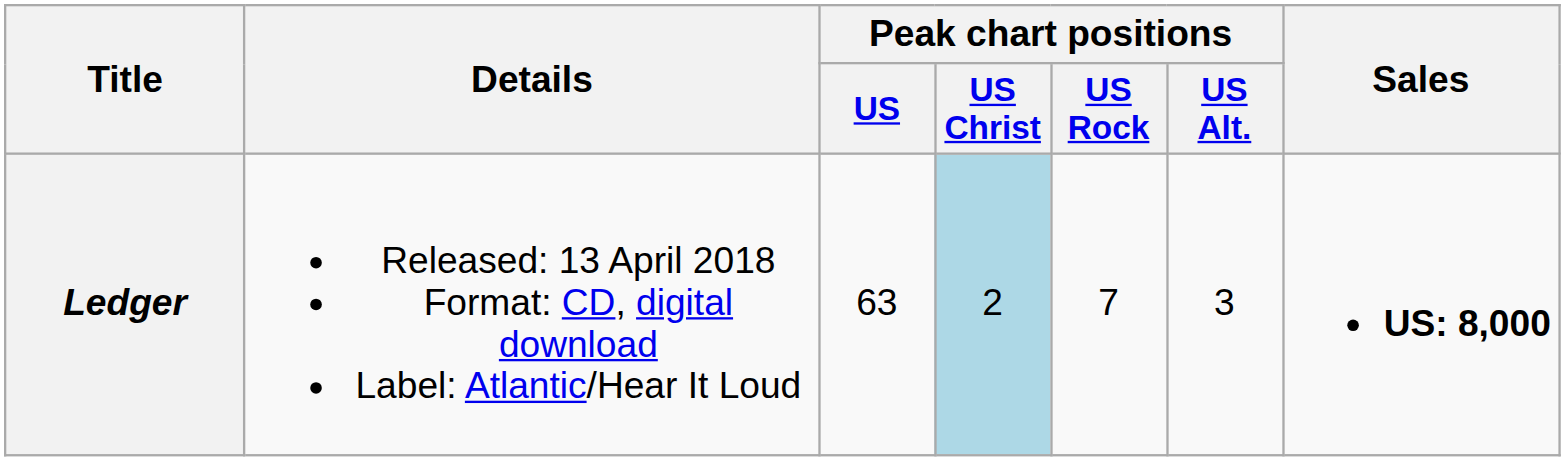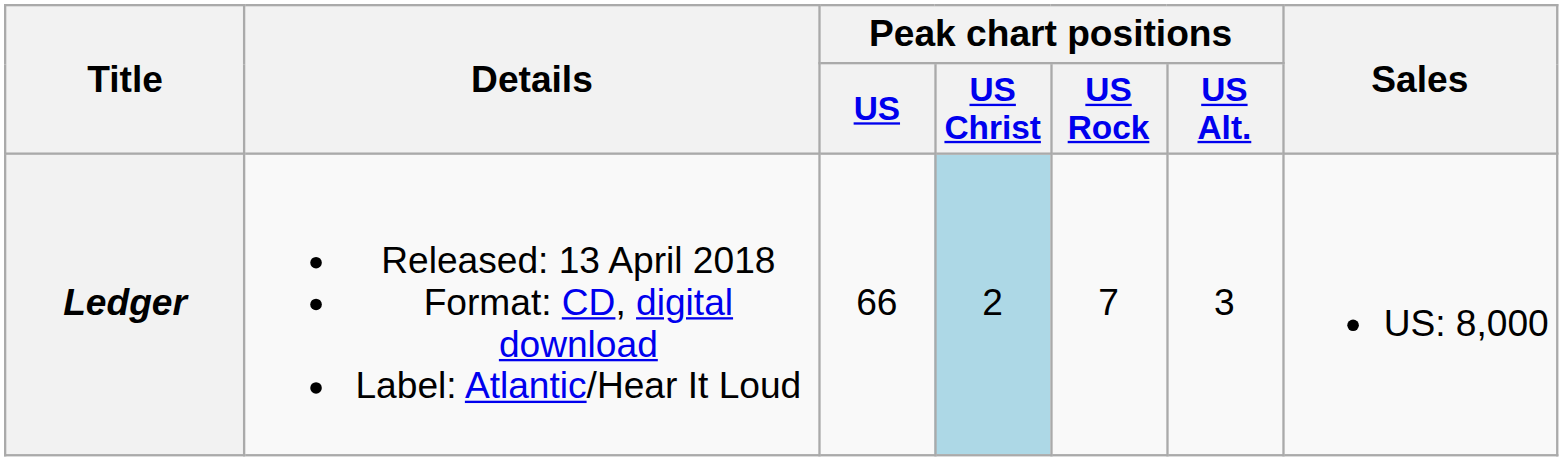(877, 303) 63 -> (877, 303) 66
(1421, 325) bold -> (1420, 325) normal
